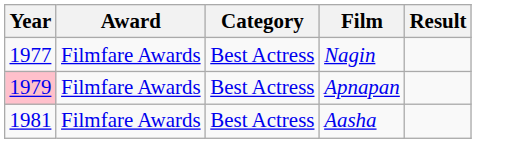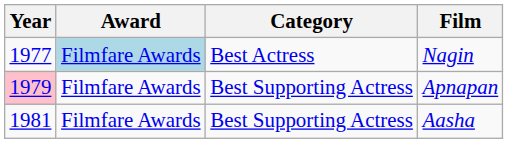- column: (438, 21)
(131, 54) no background -> (131, 54) lightblue background
(262, 87) Best Actress -> (312, 87) Best Supporting Actress
(262, 120) Best Actress -> (312, 120) Best Supporting Actress
